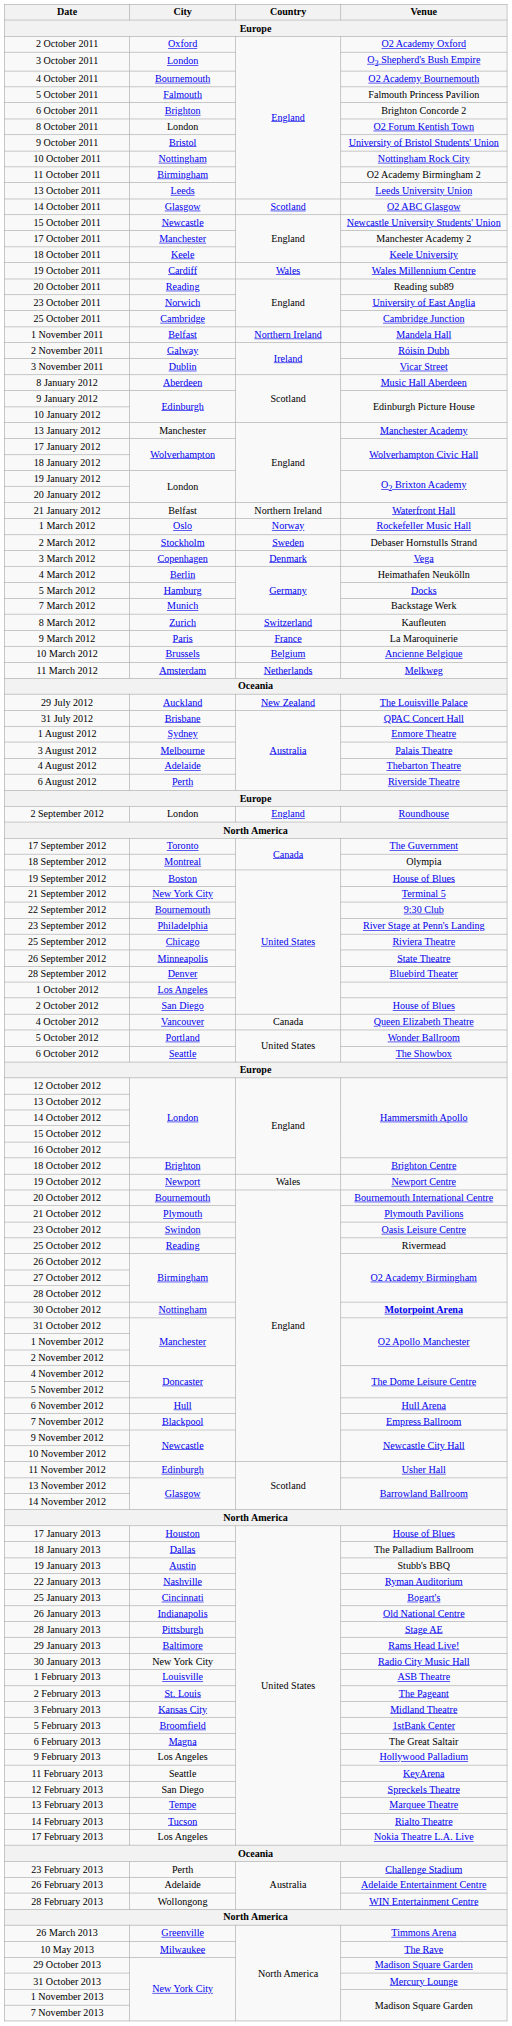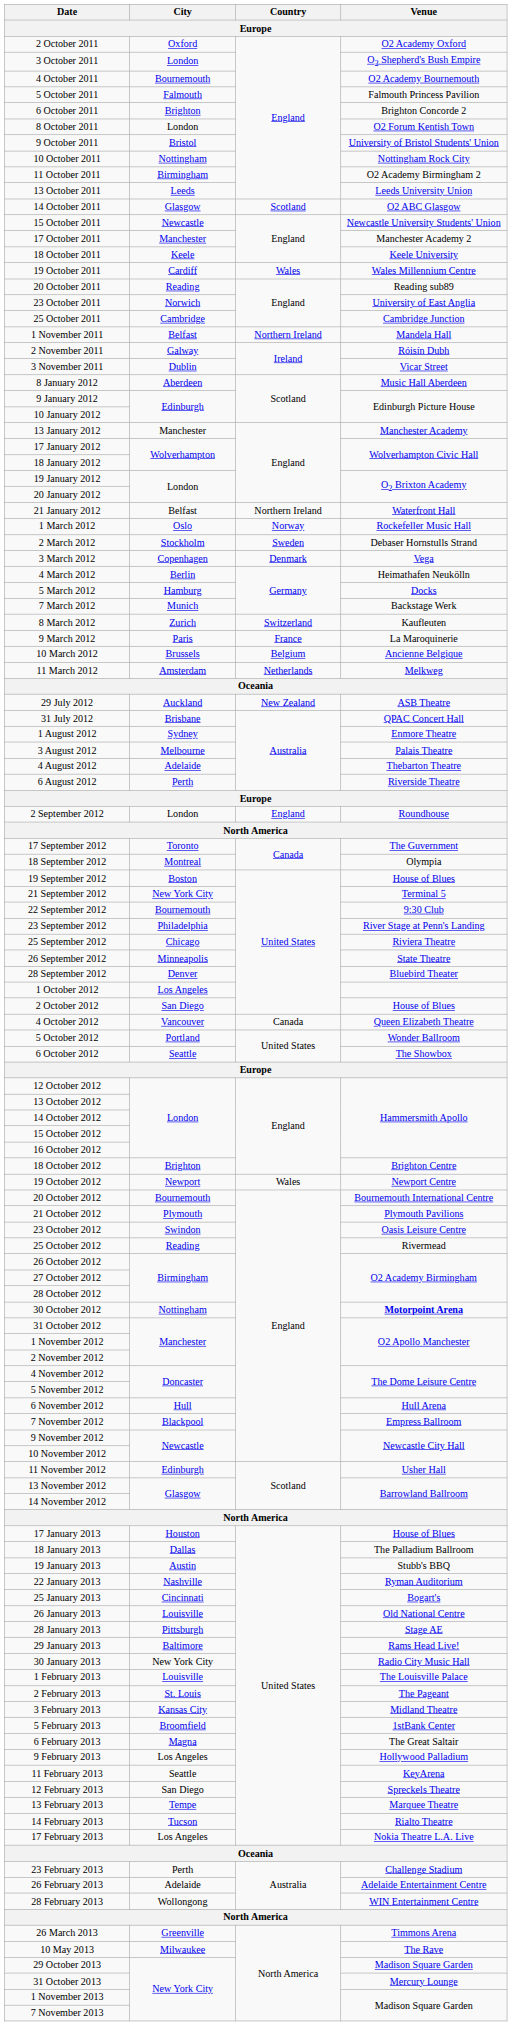(424, 702) The Louisville Palace -> (424, 702) ASB Theatre
(183, 1613) Indianapolis -> (183, 1613) Louisville
(424, 1677) ASB Theatre -> (424, 1677) The Louisville Palace
